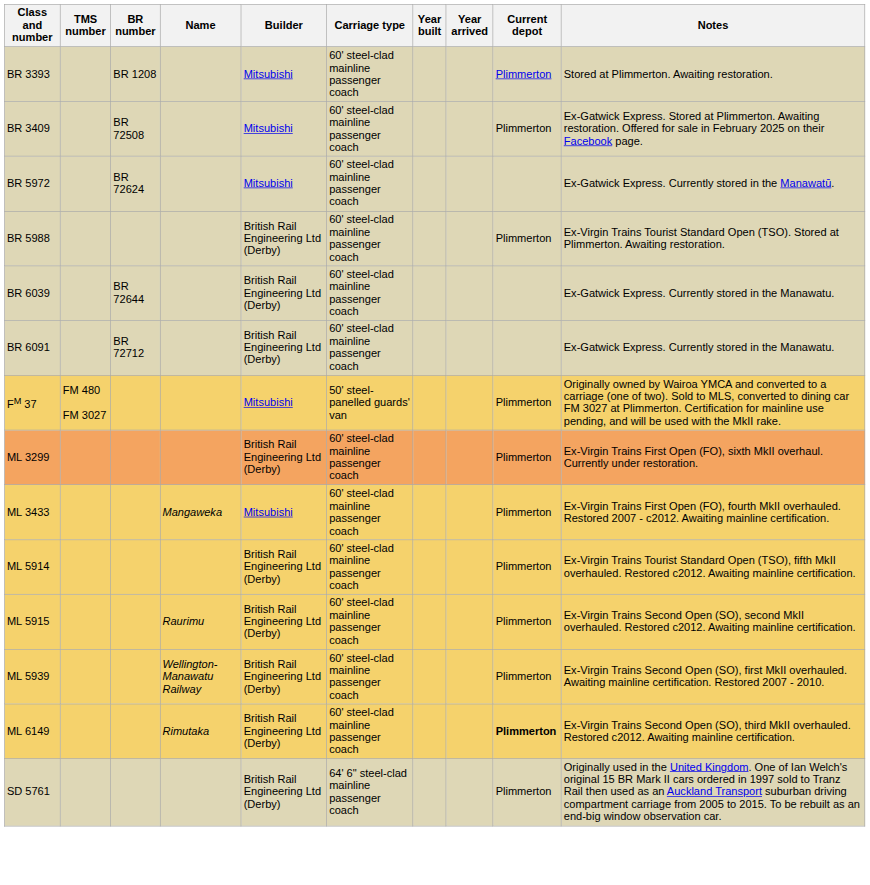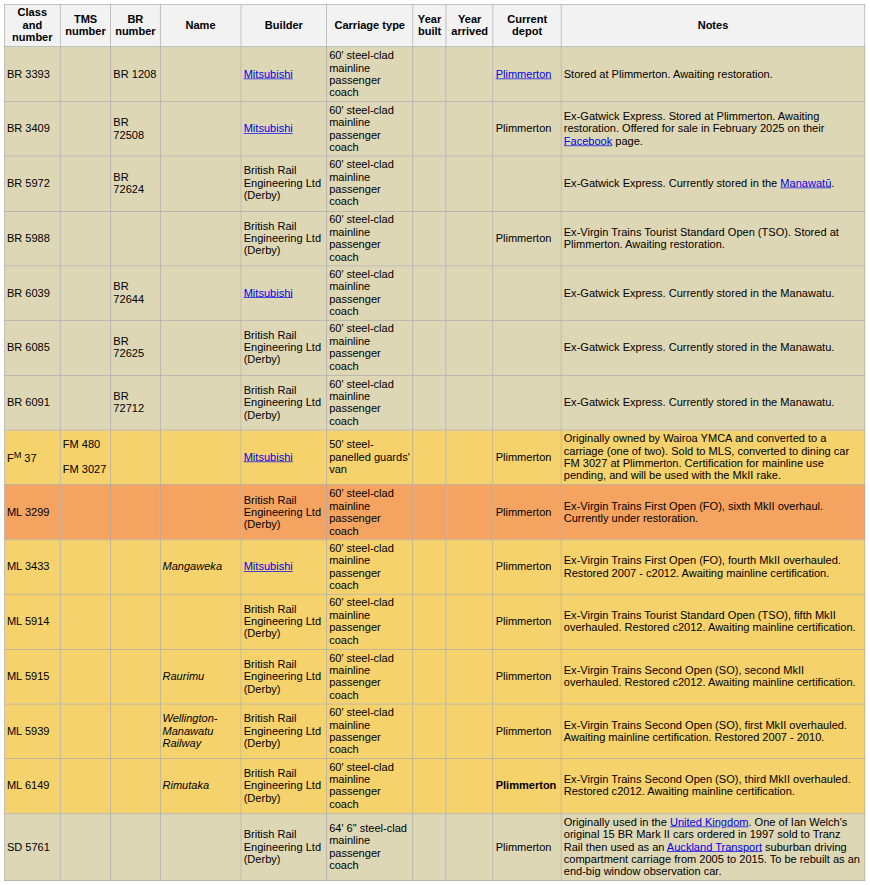(268, 183) Mitsubishi -> (282, 183) British Rail Engineering Ltd (Derby)
(282, 293) British Rail Engineering Ltd (Derby) -> (268, 293) Mitsubishi
+ row: (28, 348)
